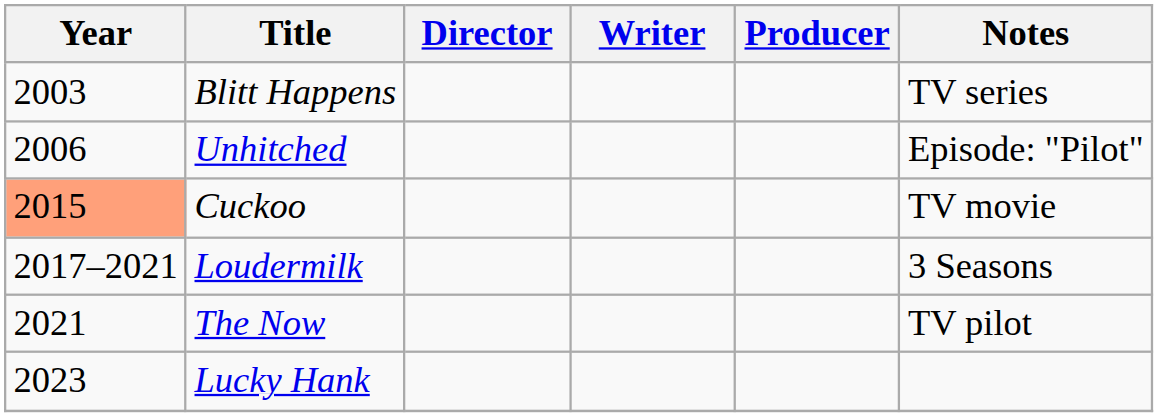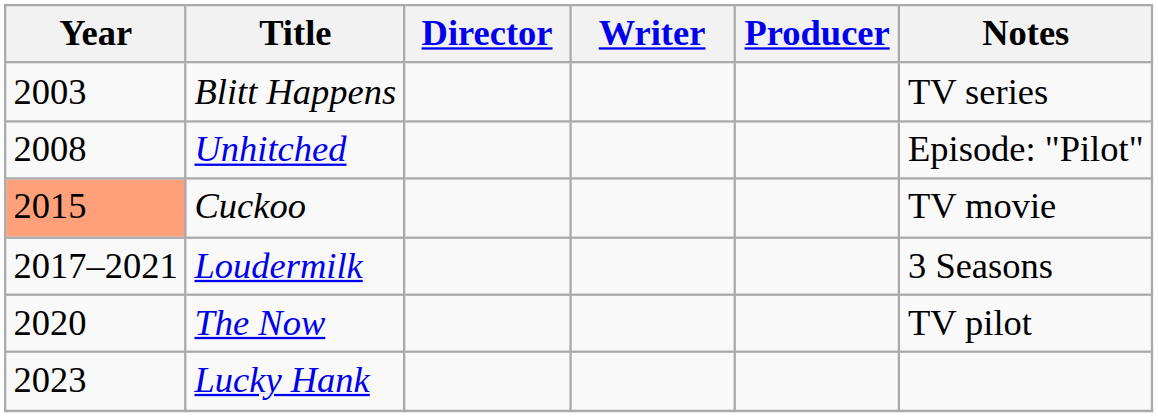(50, 149) 2006 -> (50, 149) 2008
(50, 322) 2021 -> (50, 322) 2020
